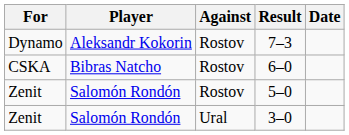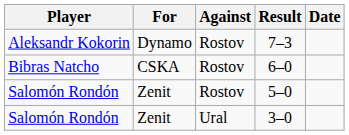columns swapped: (131, 17) <-> (35, 17)
